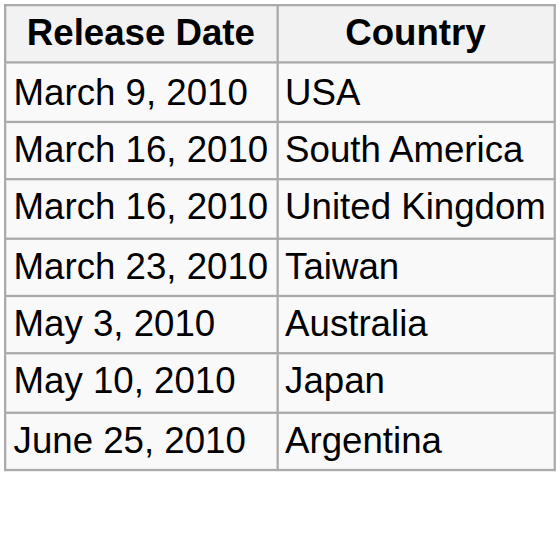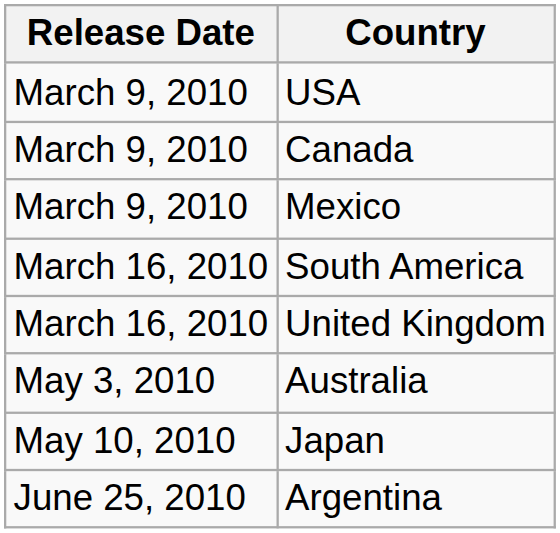+ row: (349, 149)
+ row: (343, 207)
- row: (342, 265)
